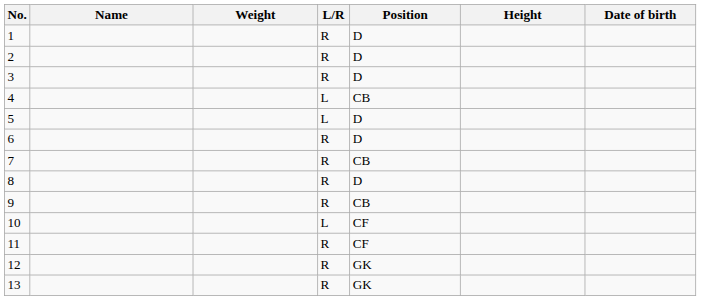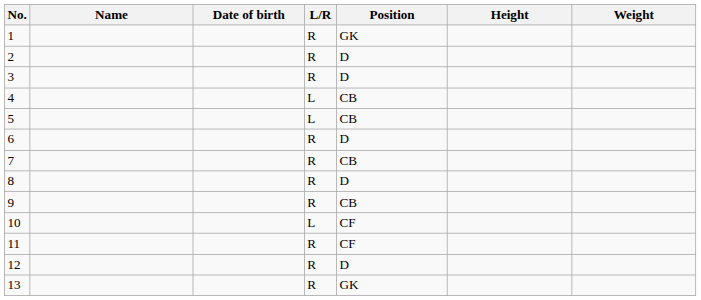columns swapped: (640, 14) <-> (255, 14)
(357, 35) D -> (349, 35) GK
(357, 118) D -> (348, 118) CB
(362, 264) GK -> (344, 264) D
